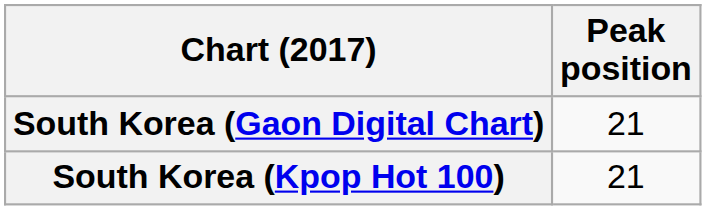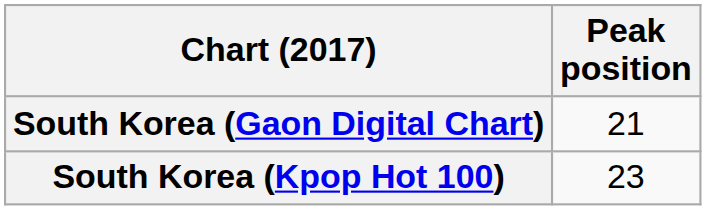(626, 177) 21 -> (626, 177) 23
